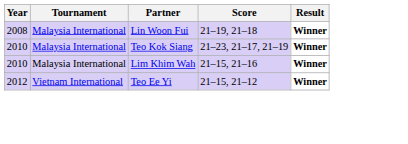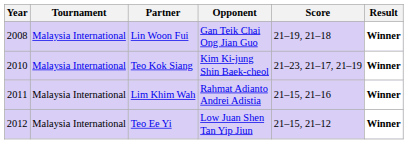+ column: (235, 13)
(17, 64) 2010 -> (17, 95) 2011
(78, 81) Vietnam International -> (79, 124) Malaysia International
